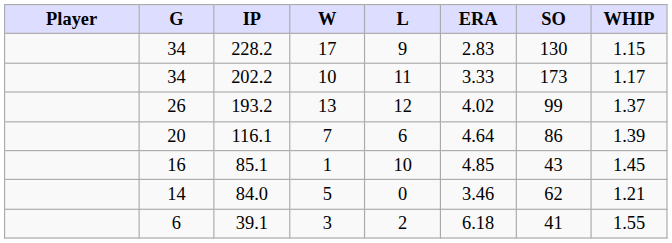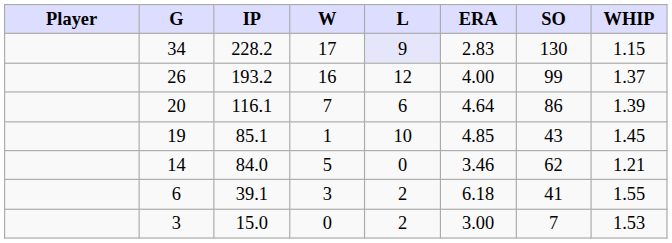(403, 48) no background -> (403, 48) lavender background
- row: (252, 77)
(327, 106) 13 -> (327, 77) 16
(478, 106) 4.02 -> (478, 77) 4.00
(176, 164) 16 -> (176, 135) 19
+ row: (252, 223)
